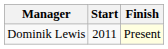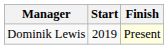(105, 34) 2011 -> (105, 34) 2019
